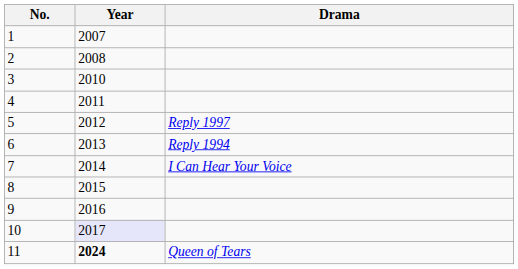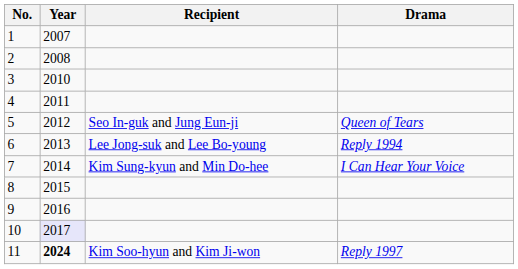+ column: (212, 15)
(199, 123) Reply 1997 -> (382, 123) Queen of Tears
(209, 252) Queen of Tears -> (372, 252) Reply 1997
